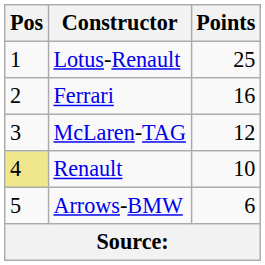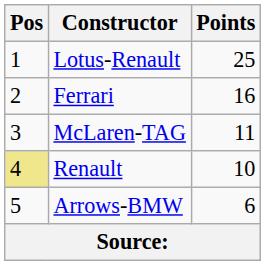(244, 132) 12 -> (245, 132) 11
